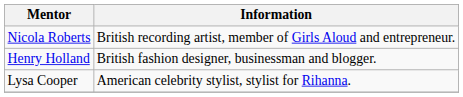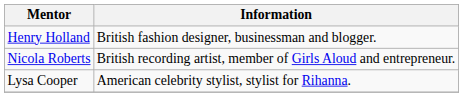rows swapped: (49, 37) <-> (49, 59)
